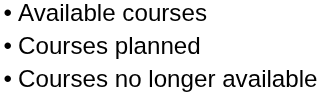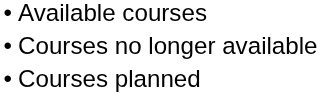rows swapped: (109, 46) <-> (168, 79)
